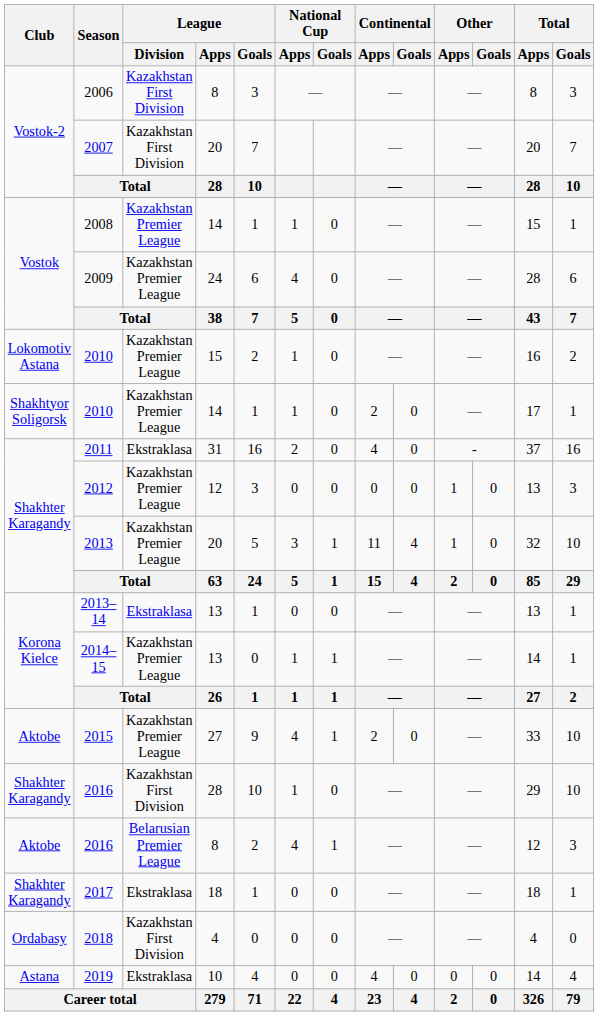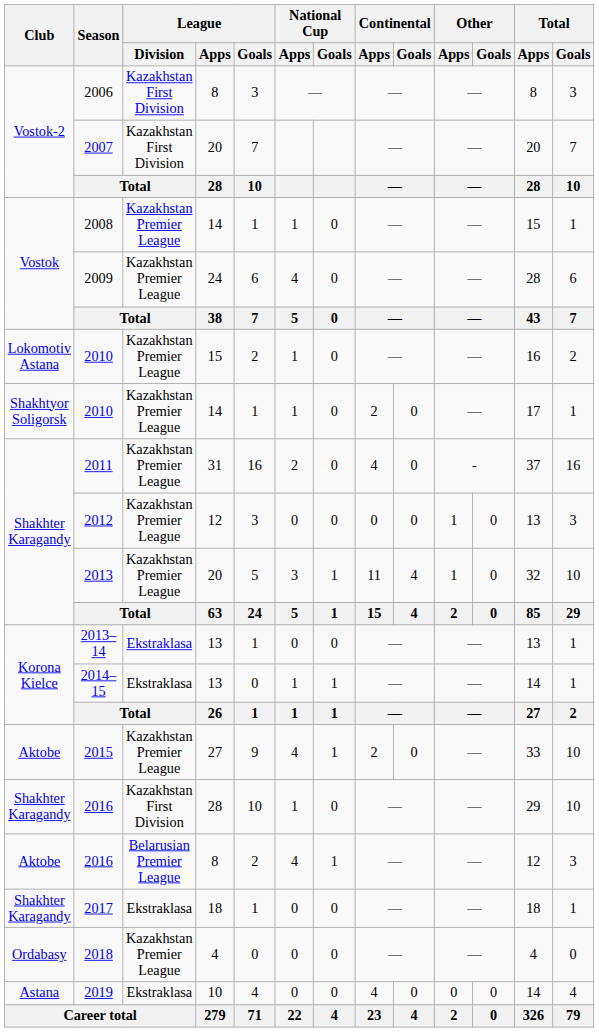(159, 449) Ekstraklasa -> (159, 465) Kazakhstan Premier League
(159, 658) Kazakhstan Premier League -> (159, 682) Ekstraklasa
(159, 938) Kazakhstan First Division -> (159, 954) Kazakhstan Premier League
